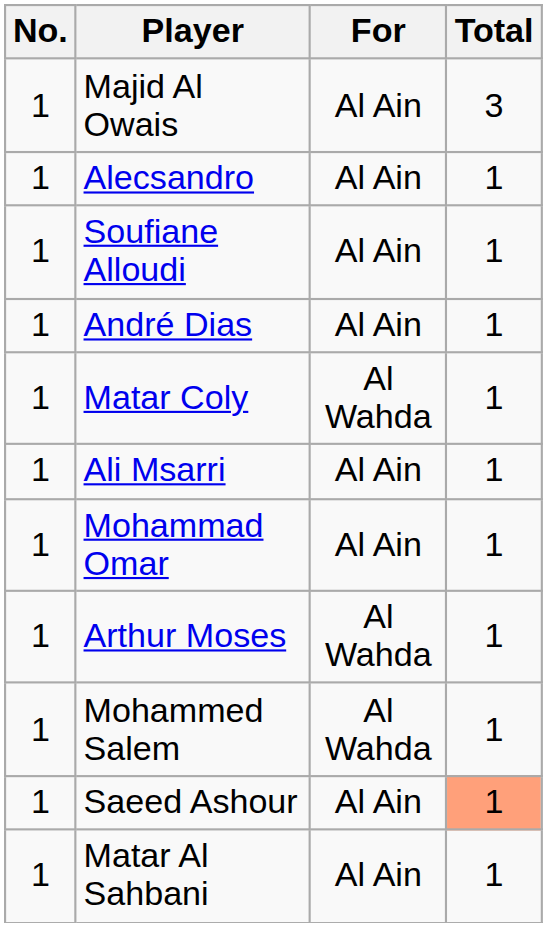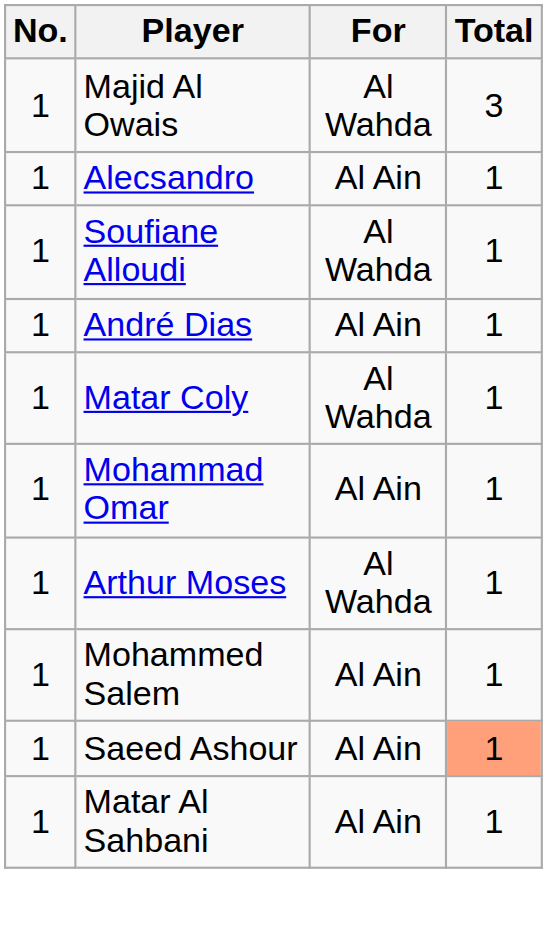(378, 104) Al Ain -> (378, 104) Al Wahda
(378, 251) Al Ain -> (378, 251) Al Wahda
- row: (155, 470)
(378, 728) Al Wahda -> (378, 674) Al Ain
